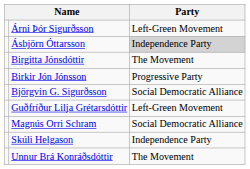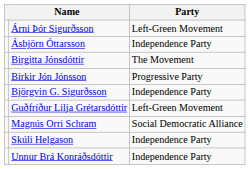(172, 44) lightgrey background -> (172, 44) no background
(187, 92) Social Democratic Alliance -> (172, 92) Independence Party
(163, 156) The Movement -> (172, 156) Independence Party
